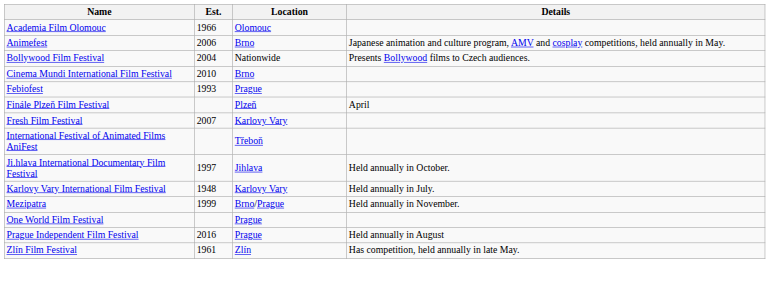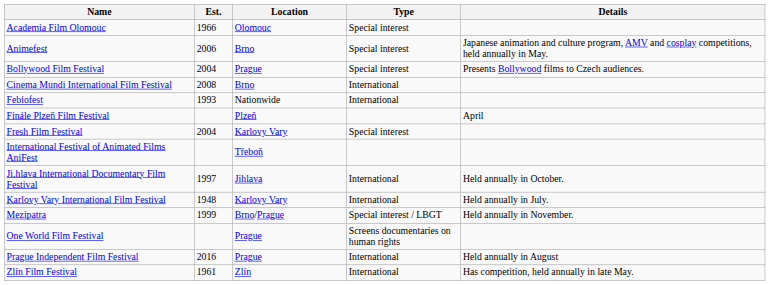+ column: (404, 12)
(258, 58) Nationwide -> (248, 69) Prague
(206, 74) 2010 -> (206, 85) 2008
(248, 89) Prague -> (258, 100) Nationwide
(206, 120) 2007 -> (206, 131) 2004
